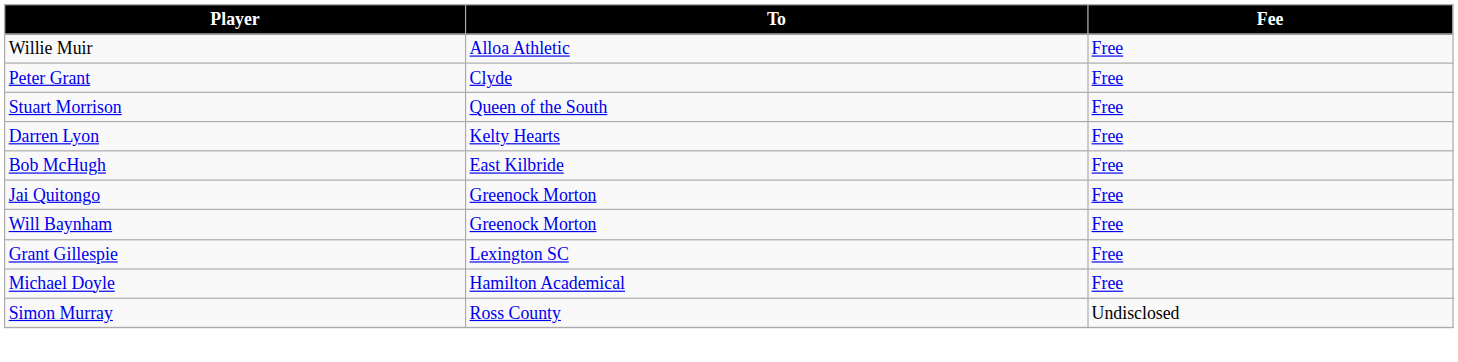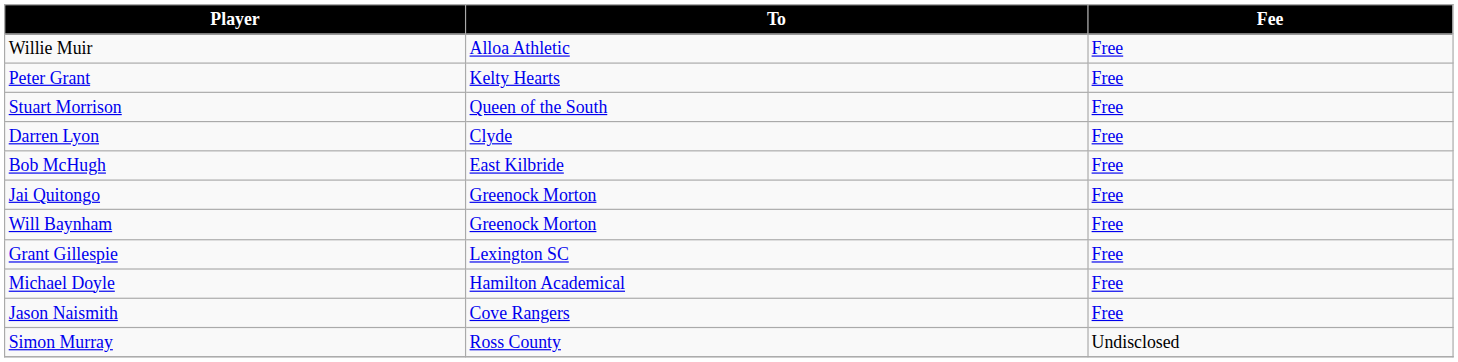(491, 77) Clyde -> (515, 77) Kelty Hearts
(515, 136) Kelty Hearts -> (491, 136) Clyde
+ row: (63, 312)
